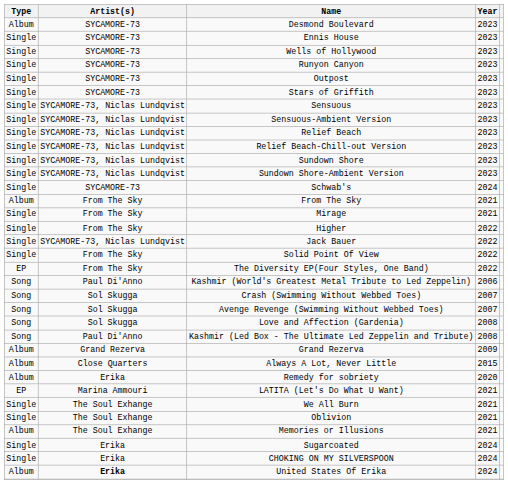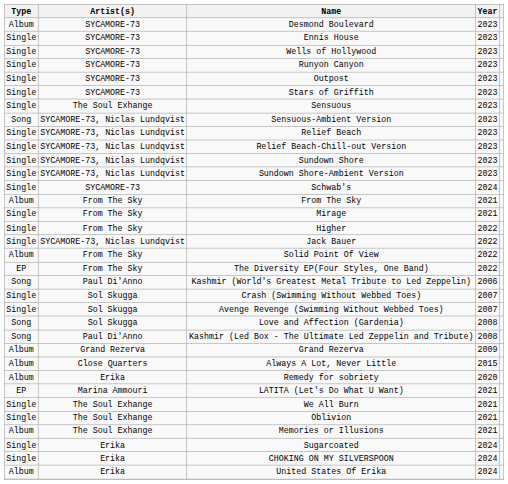(113, 106) SYCAMORE-73, Niclas Lundqvist -> (113, 106) The Soul Exhange
(21, 120) Single -> (21, 120) Song
(21, 255) Single -> (21, 255) Album
(21, 296) Song -> (21, 296) Single
(21, 309) Song -> (21, 309) Single
(113, 472) bold -> (113, 472) normal
